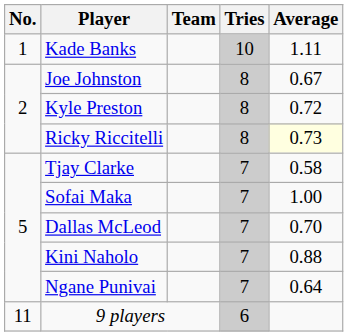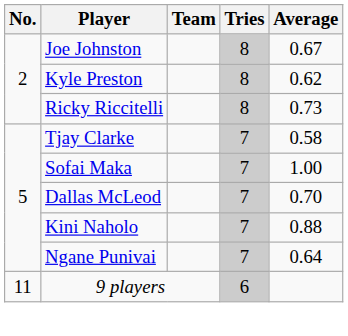- row: (91, 49)
(306, 108) 0.72 -> (306, 78) 0.62
(306, 138) lightyellow background -> (306, 108) no background
